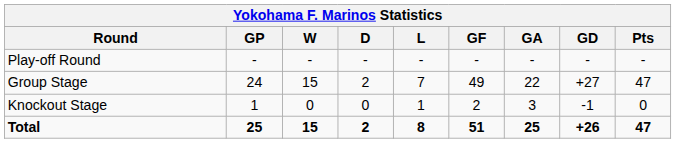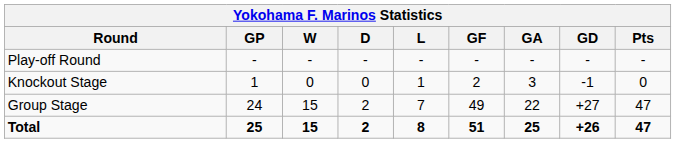rows swapped: (48, 82) <-> (57, 104)
